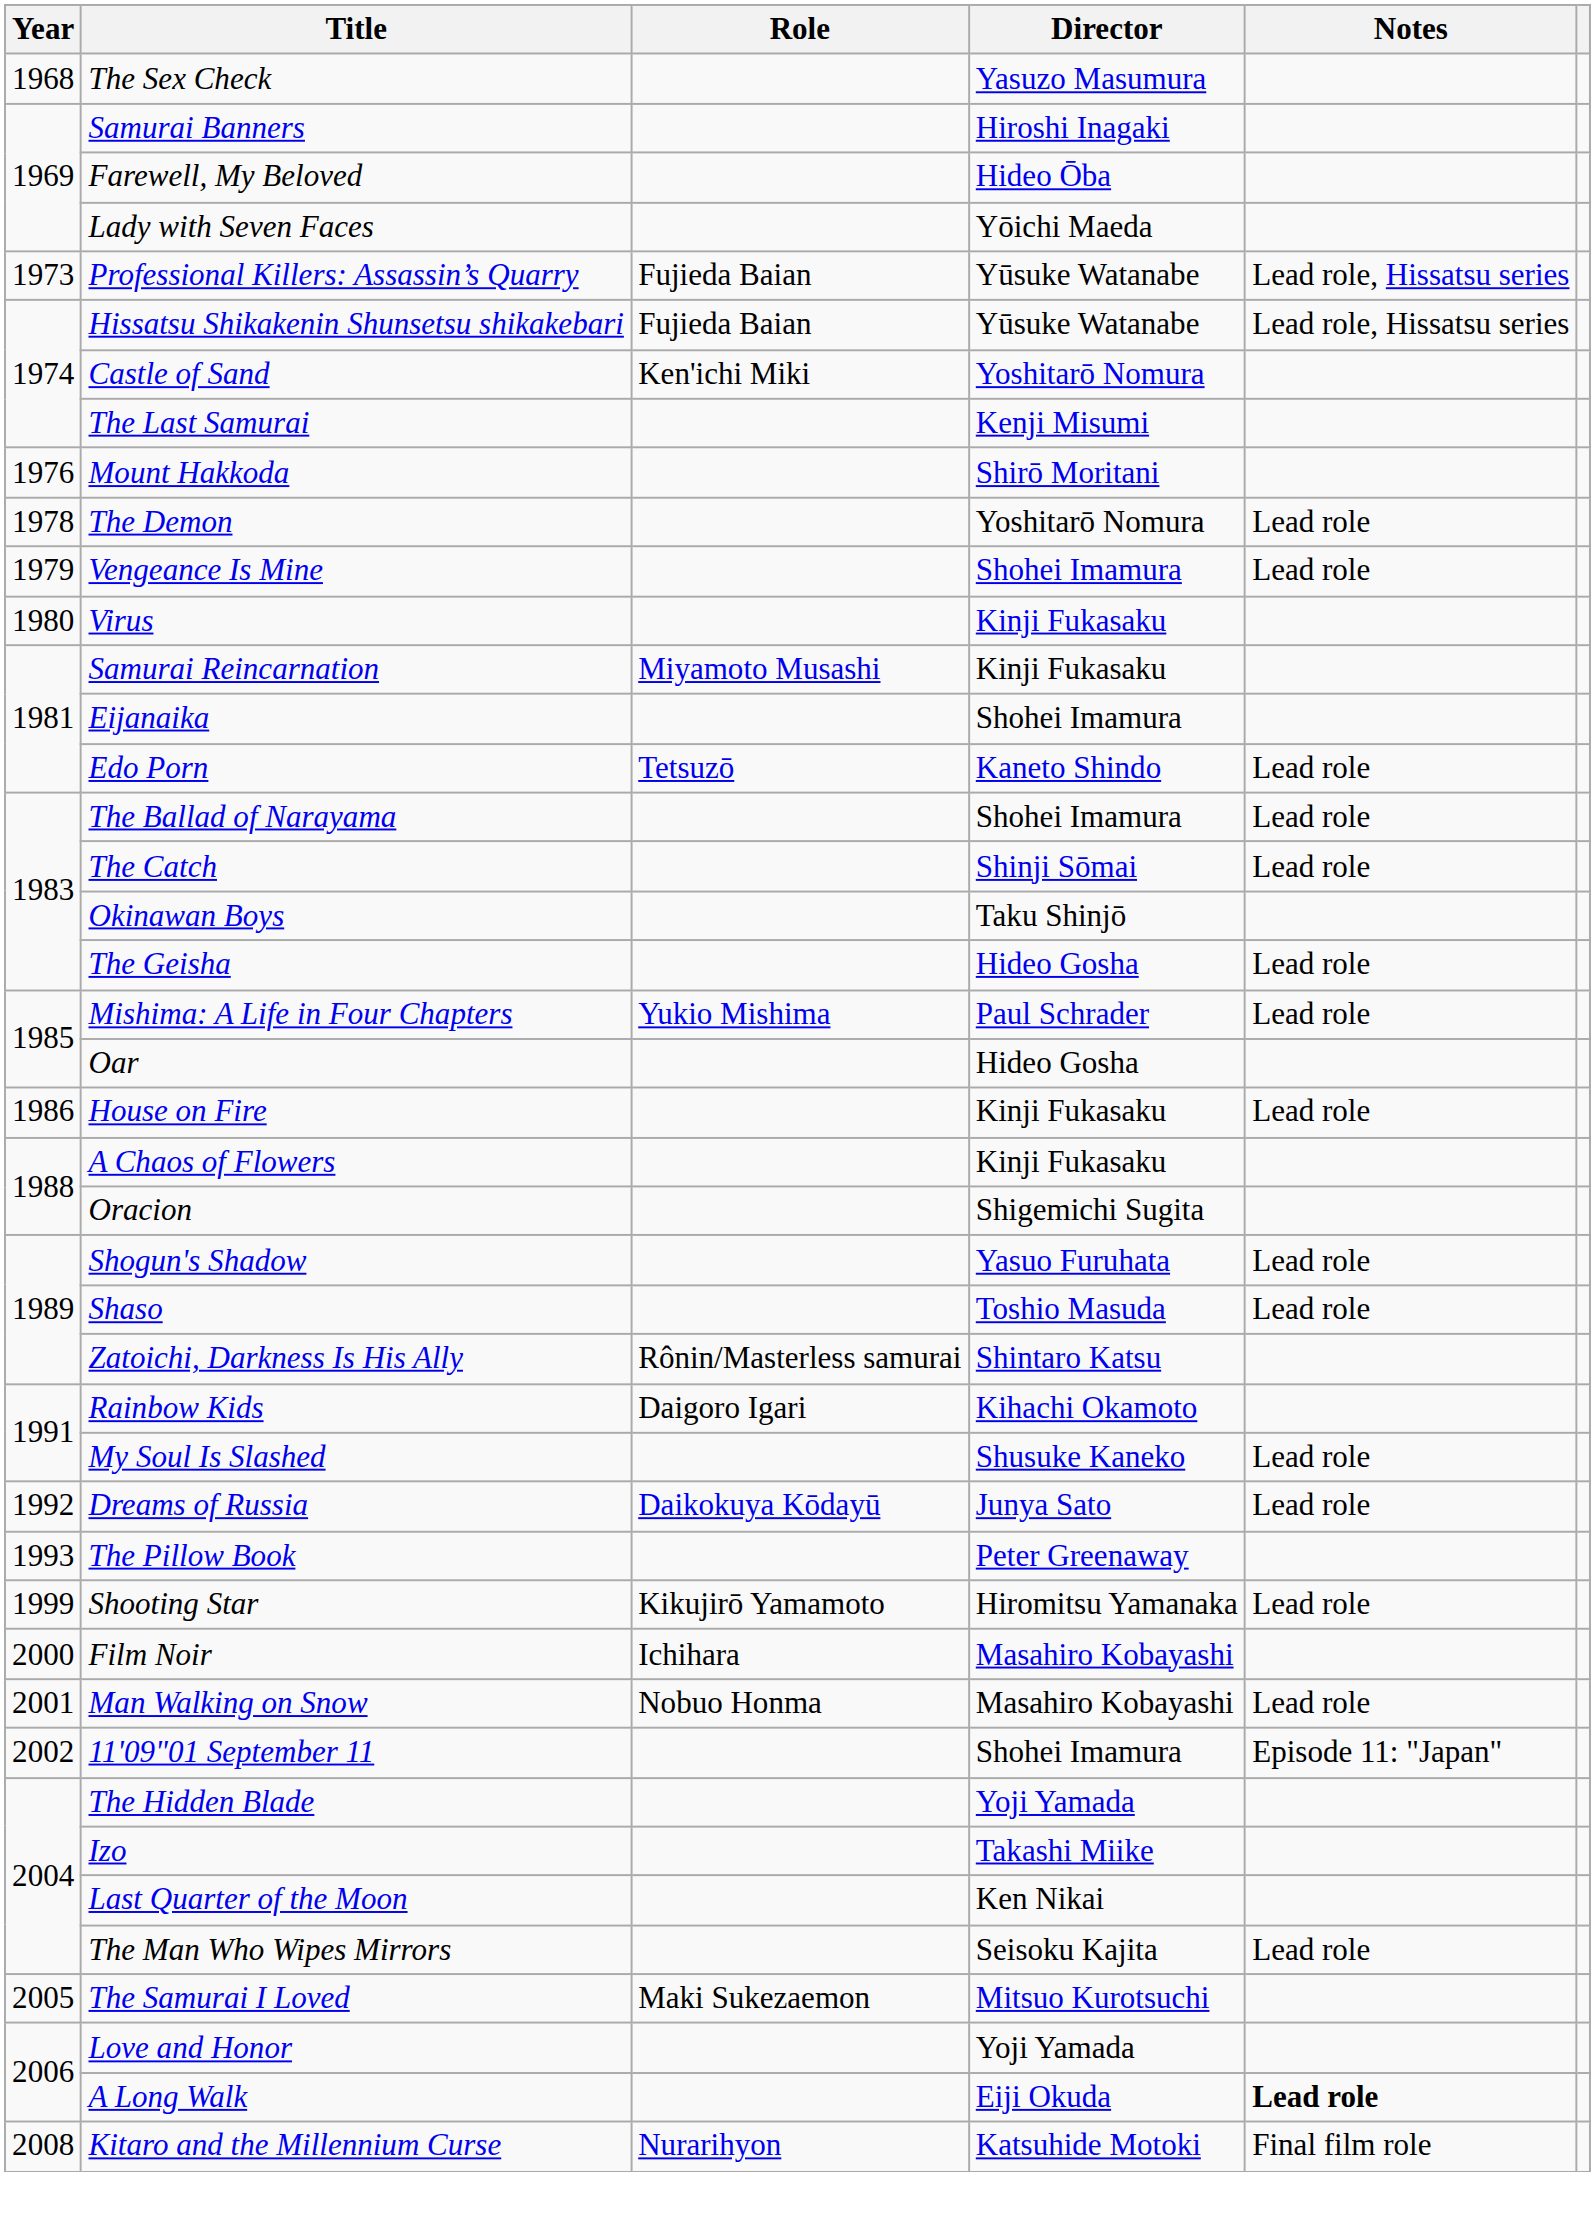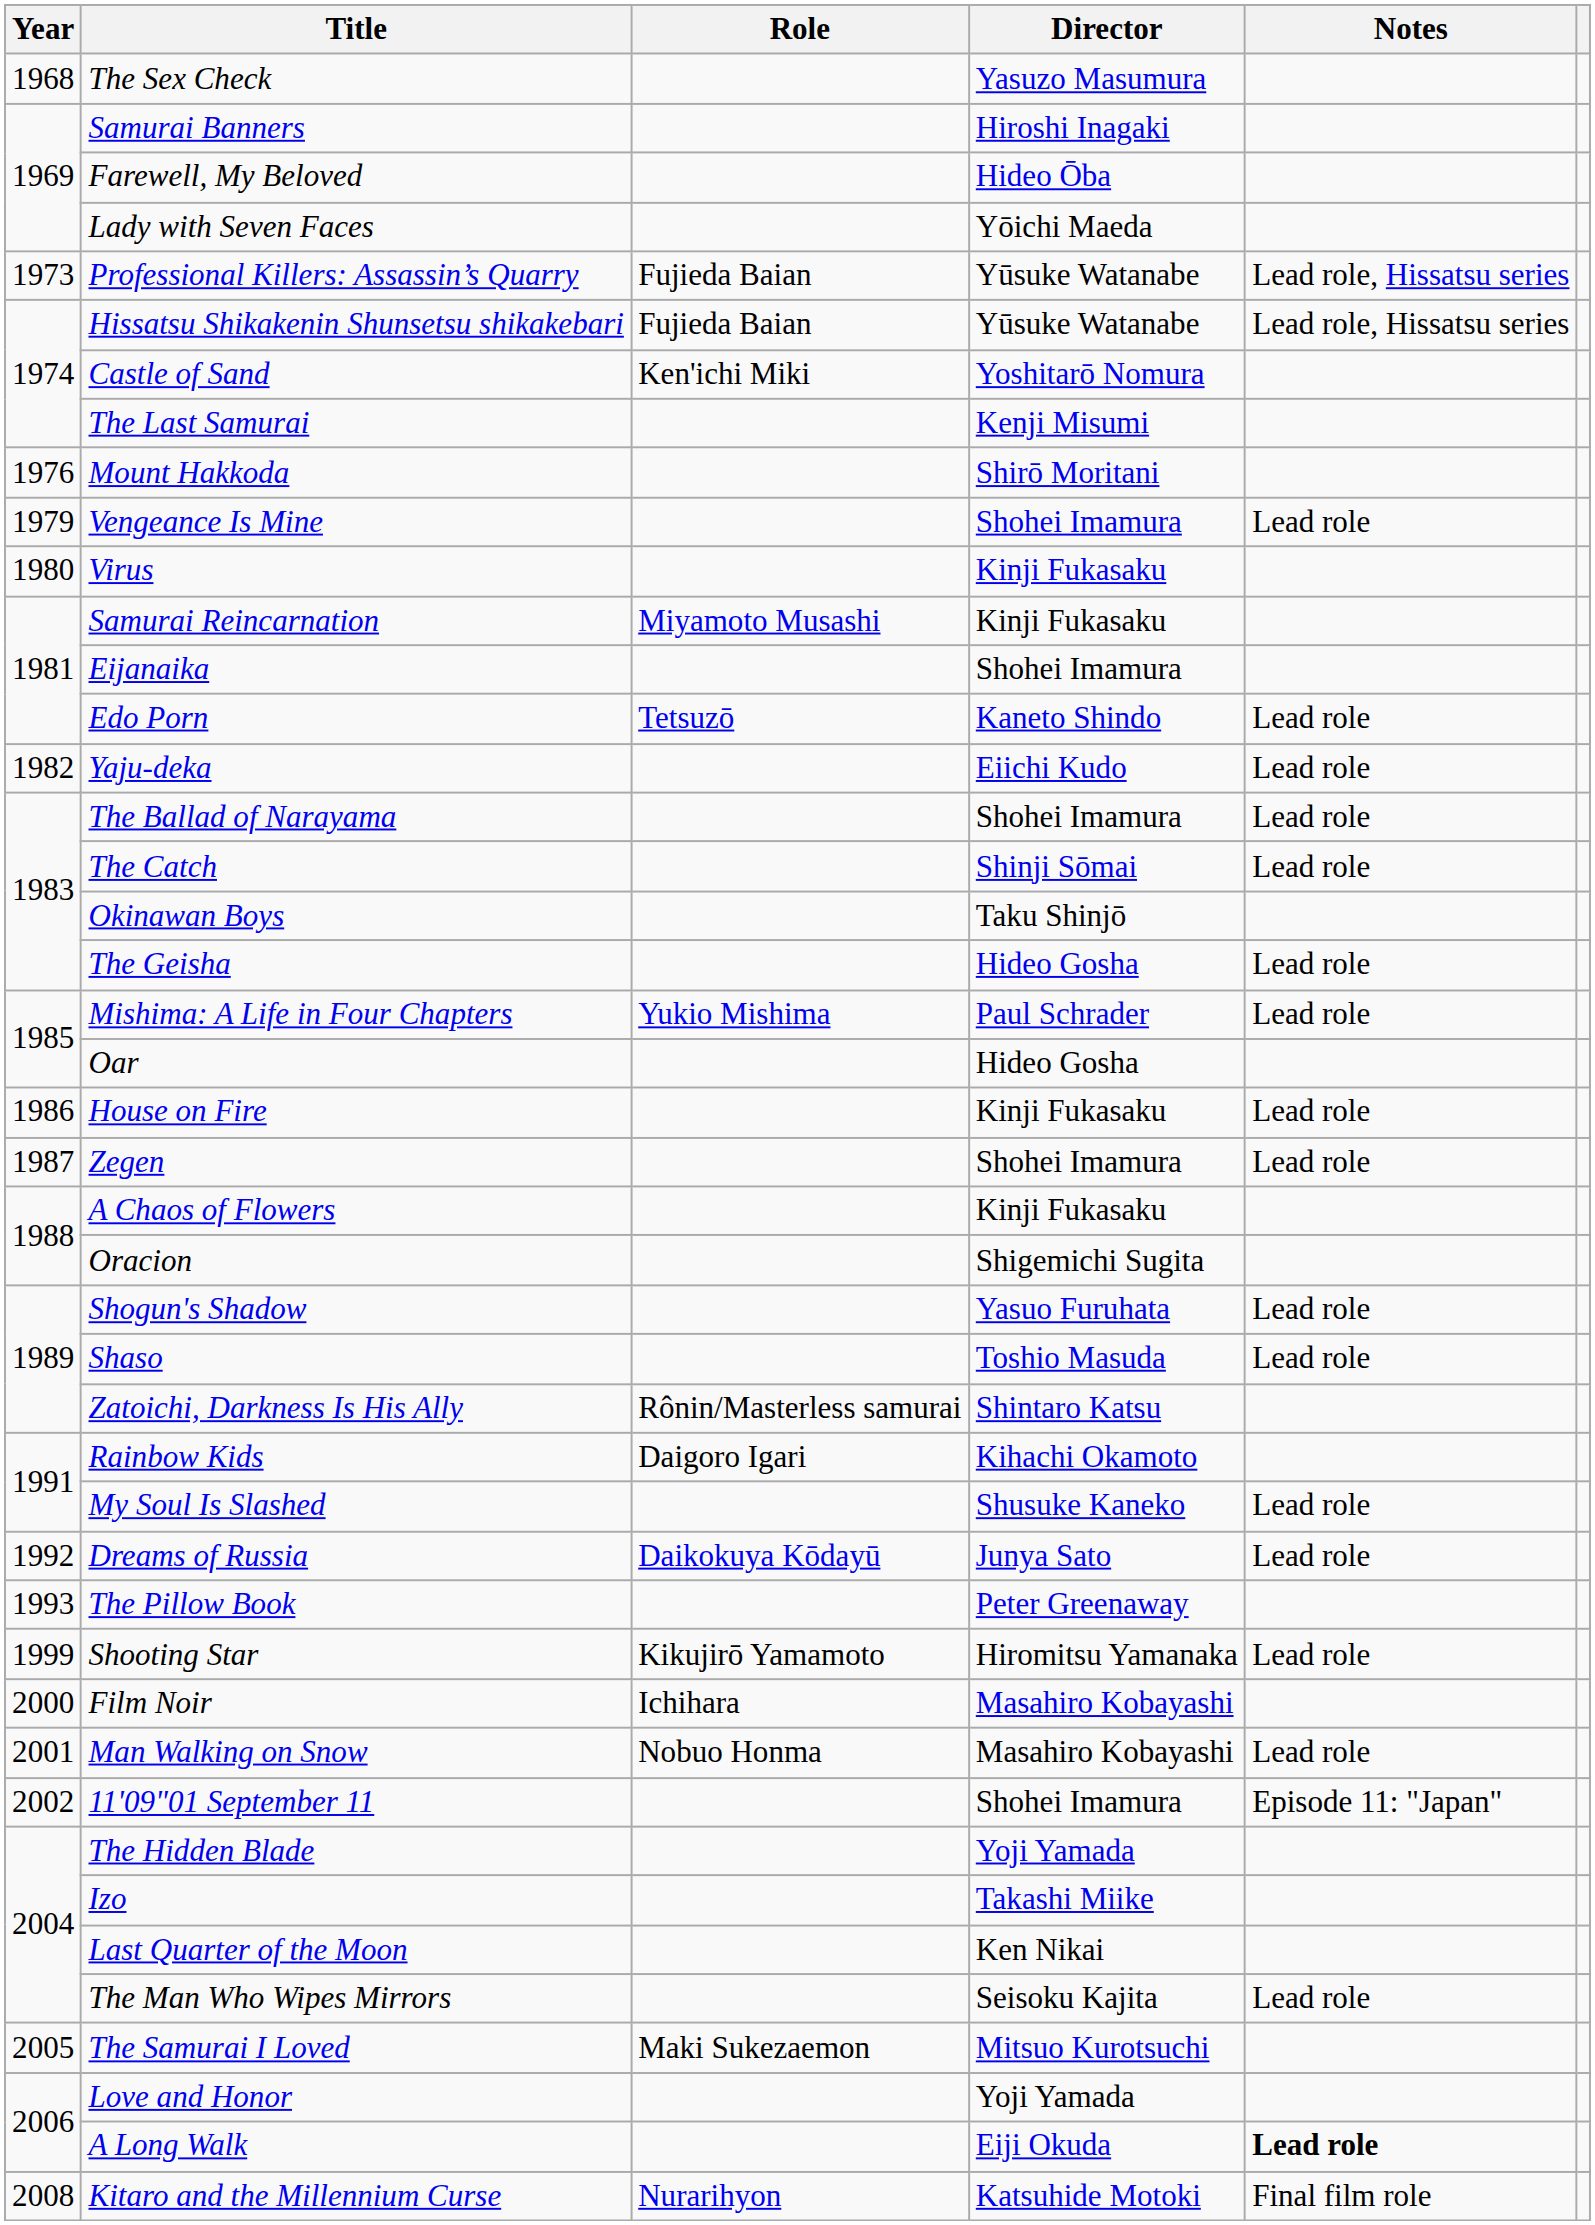- row: (161, 521)
+ row: (150, 767)
+ row: (126, 1161)
